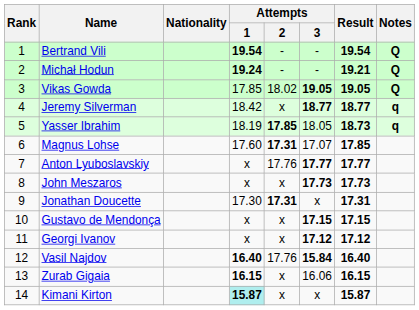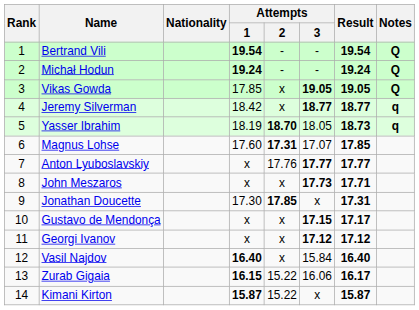(355, 70) 19.21 -> (355, 70) 19.24
(282, 88) 18.02 -> (282, 88) x
(282, 126) 17.85 -> (282, 126) 18.70
(355, 182) 17.73 -> (355, 182) 17.71
(282, 201) 17.31 -> (282, 201) 17.85
(355, 220) 17.15 -> (355, 220) 17.17
(282, 257) 17.76 -> (282, 257) x
(317, 257) bold -> (317, 257) normal
(282, 276) x -> (282, 276) 15.22
(355, 276) 16.15 -> (355, 276) 16.17
(247, 295) paleturquoise background -> (247, 295) no background
(282, 295) x -> (282, 295) 15.22
